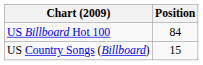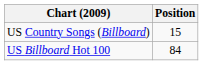rows swapped: (59, 32) <-> (78, 50)
